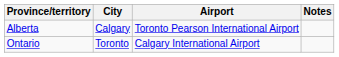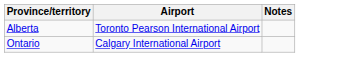- column: (113, 12)
